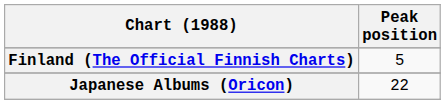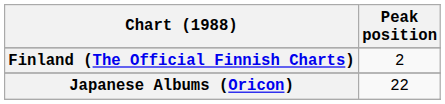(400, 61) 5 -> (400, 61) 2
